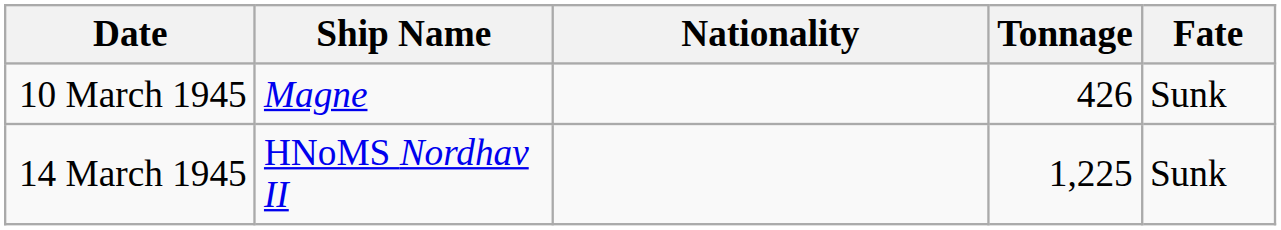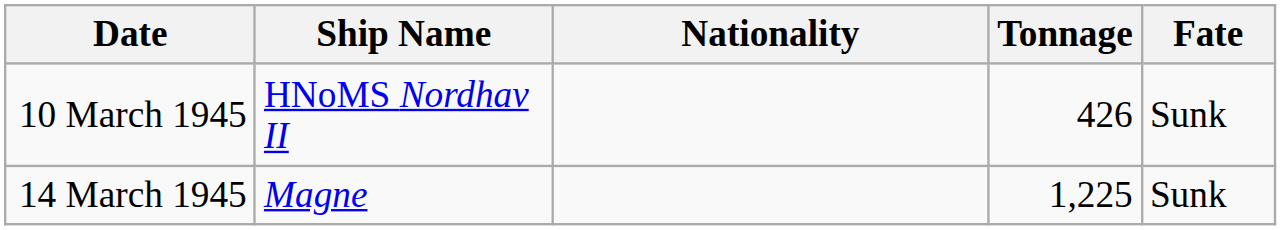(316, 93) Magne -> (396, 114) HNoMS Nordhav II
(396, 173) HNoMS Nordhav II -> (316, 194) Magne
